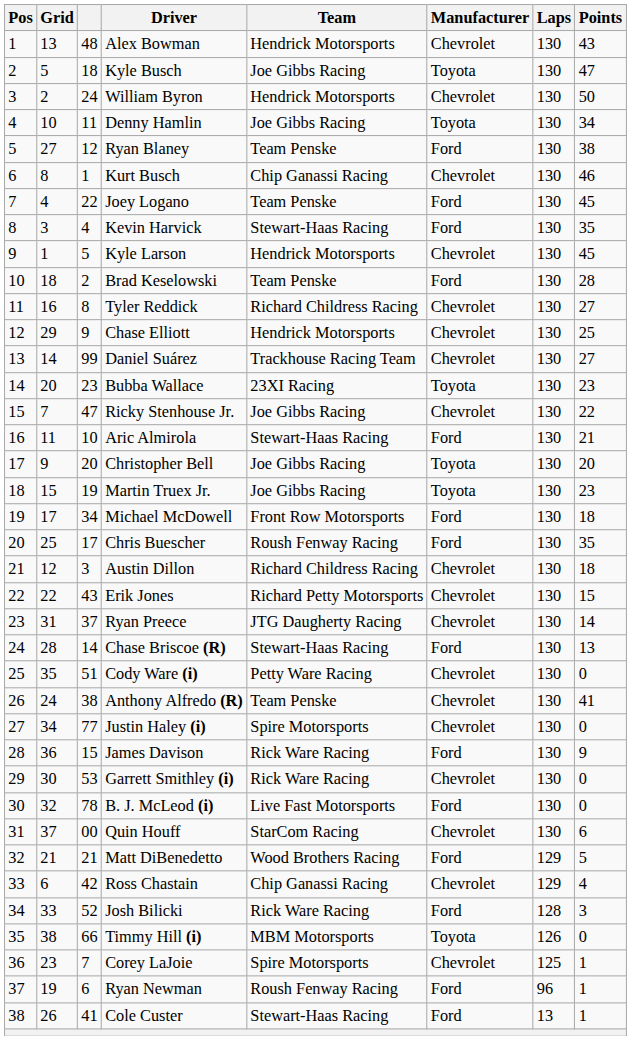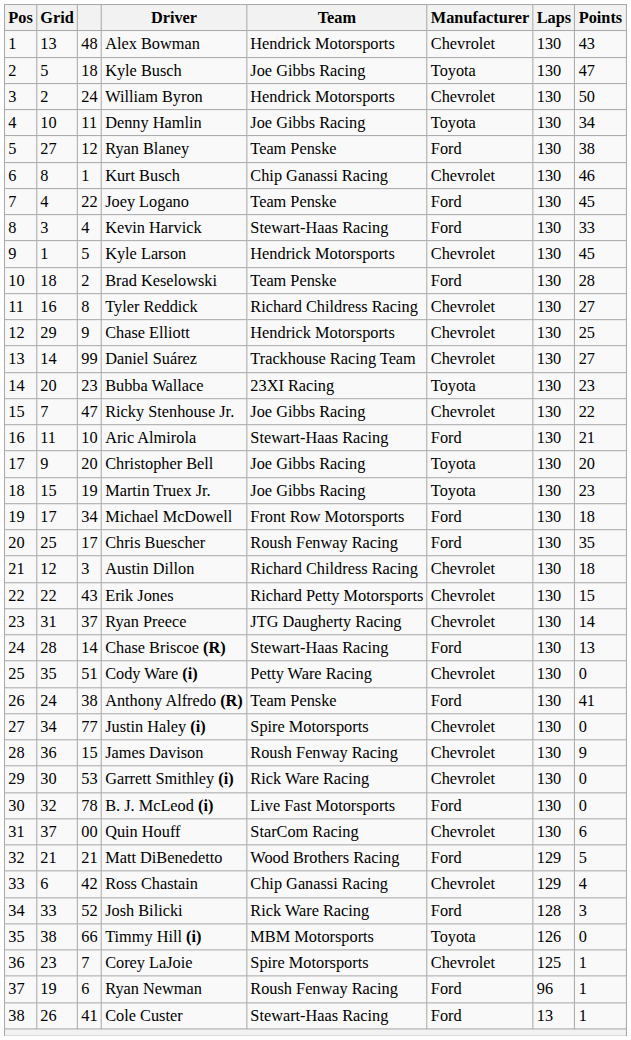(587, 227) 35 -> (587, 227) 33
(463, 700) Chevrolet -> (446, 700) Ford
(310, 752) Rick Ware Racing -> (324, 752) Roush Fenway Racing
(446, 752) Ford -> (463, 752) Chevrolet
